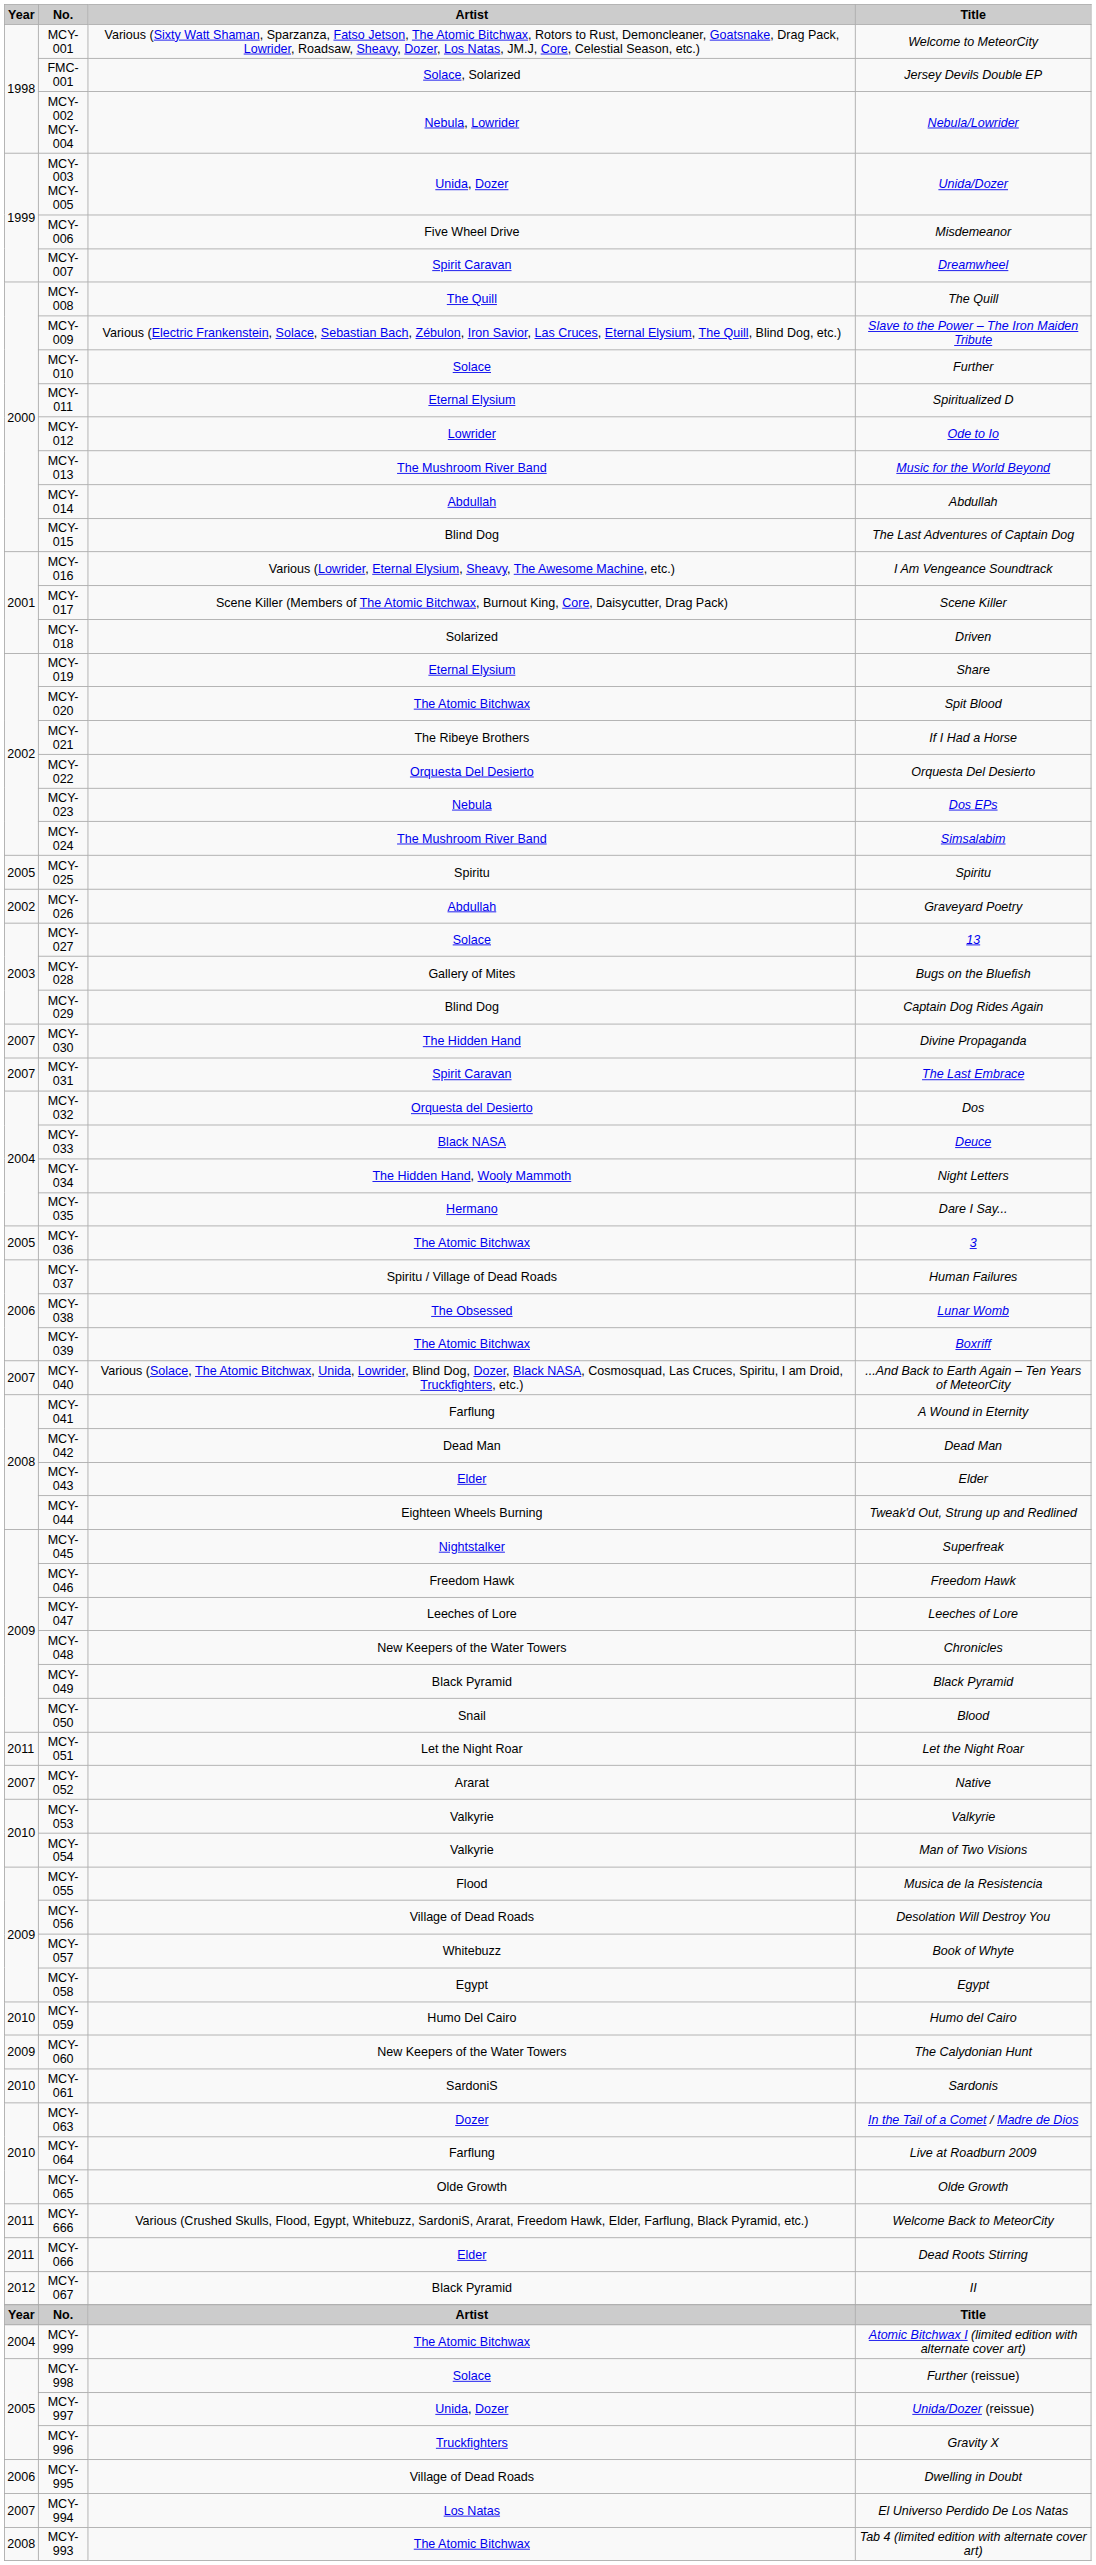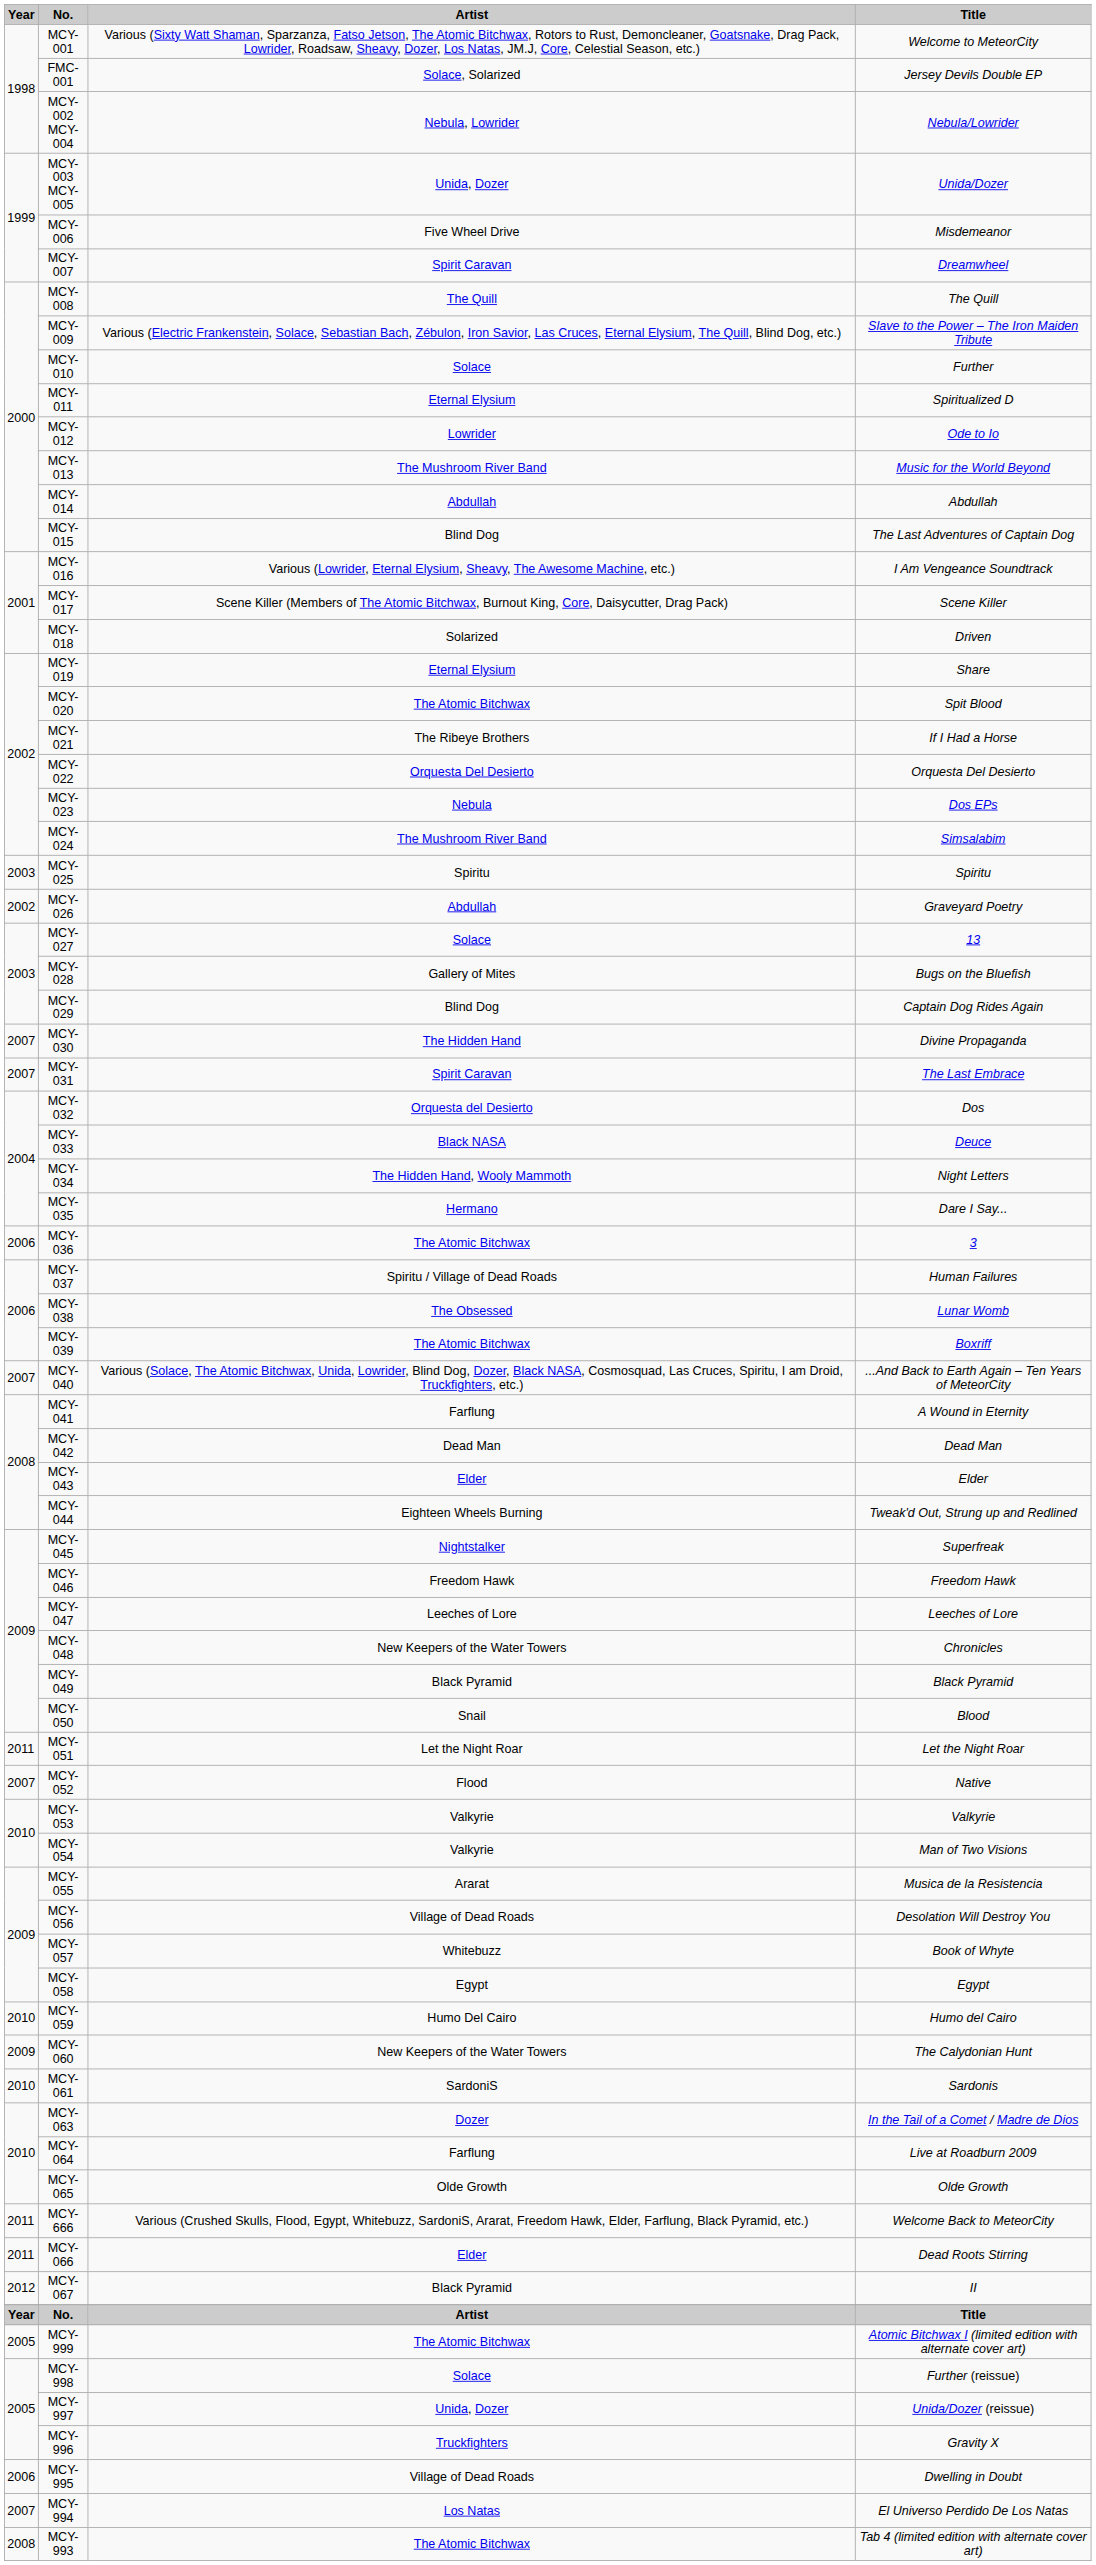(21, 873) 2005 -> (21, 873) 2003
(21, 1243) 2005 -> (21, 1243) 2006
(472, 1783) Ararat -> (472, 1783) Flood
(472, 1884) Flood -> (472, 1884) Ararat
(21, 2342) 2004 -> (21, 2342) 2005
